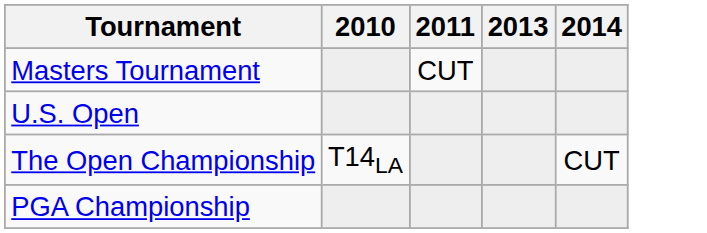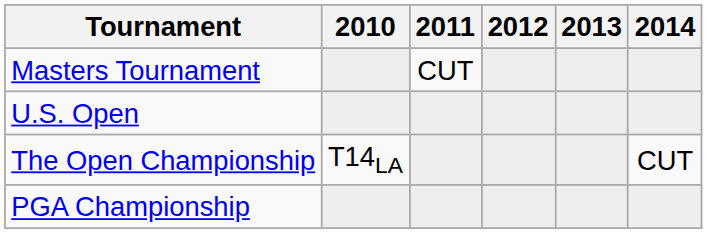+ column: (518, 27)
